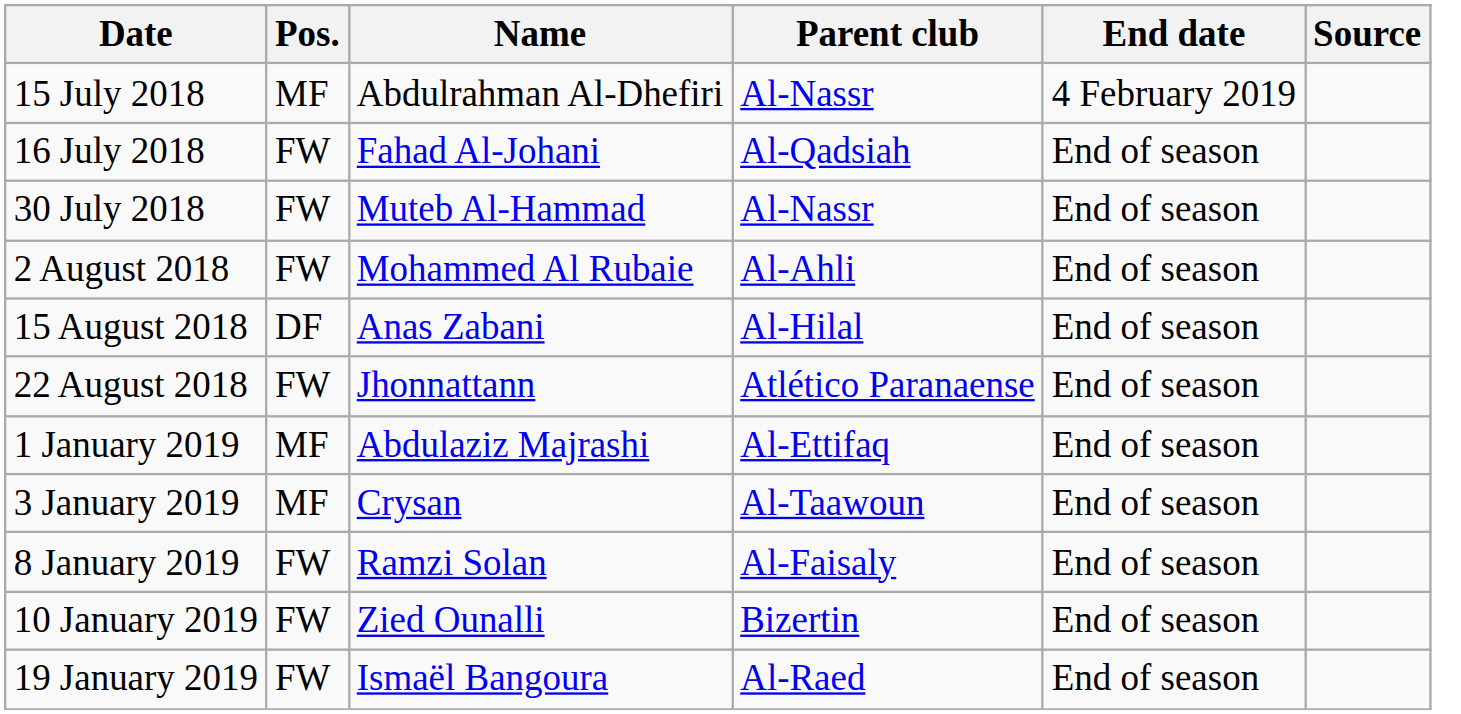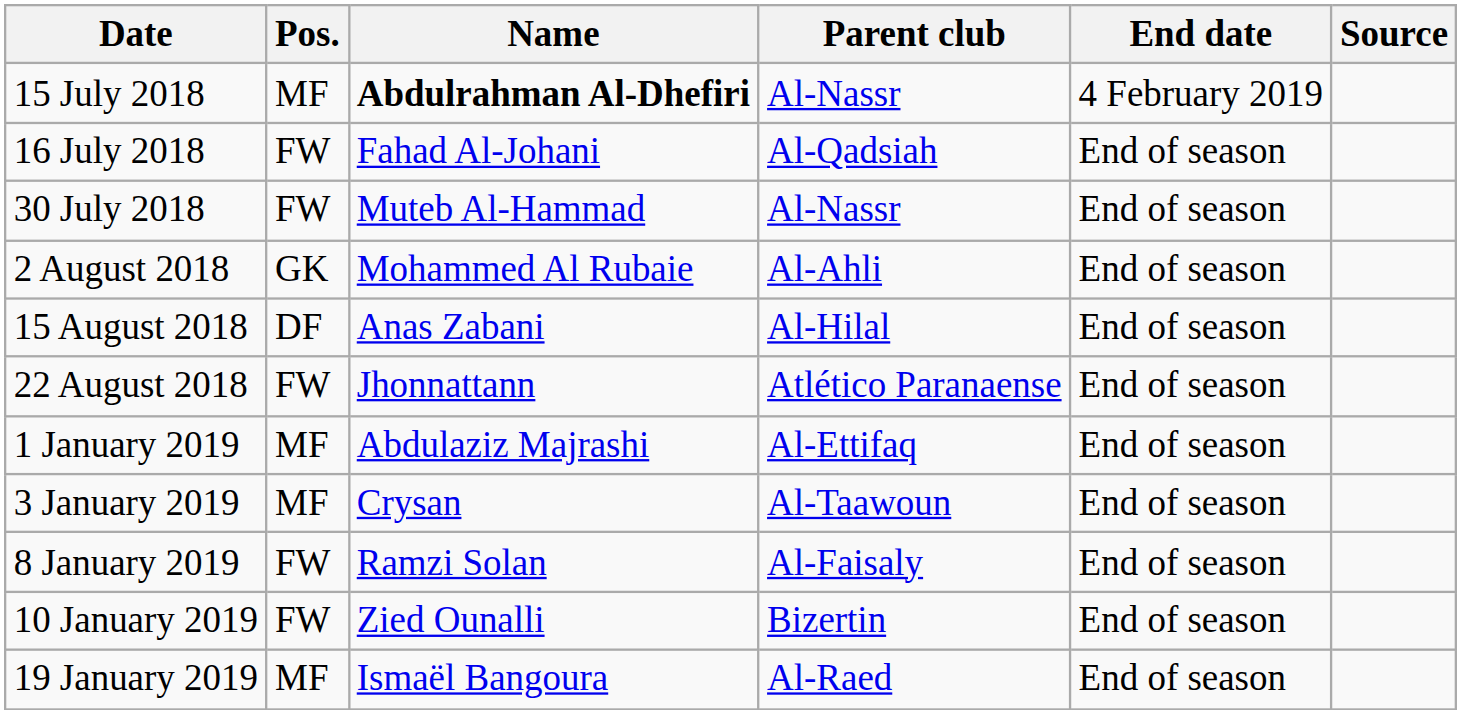(540, 92) normal -> (553, 92) bold
(303, 268) FW -> (302, 268) GK
(303, 678) FW -> (302, 678) MF
